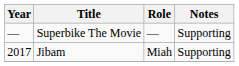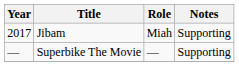rows swapped: (51, 52) <-> (89, 33)
